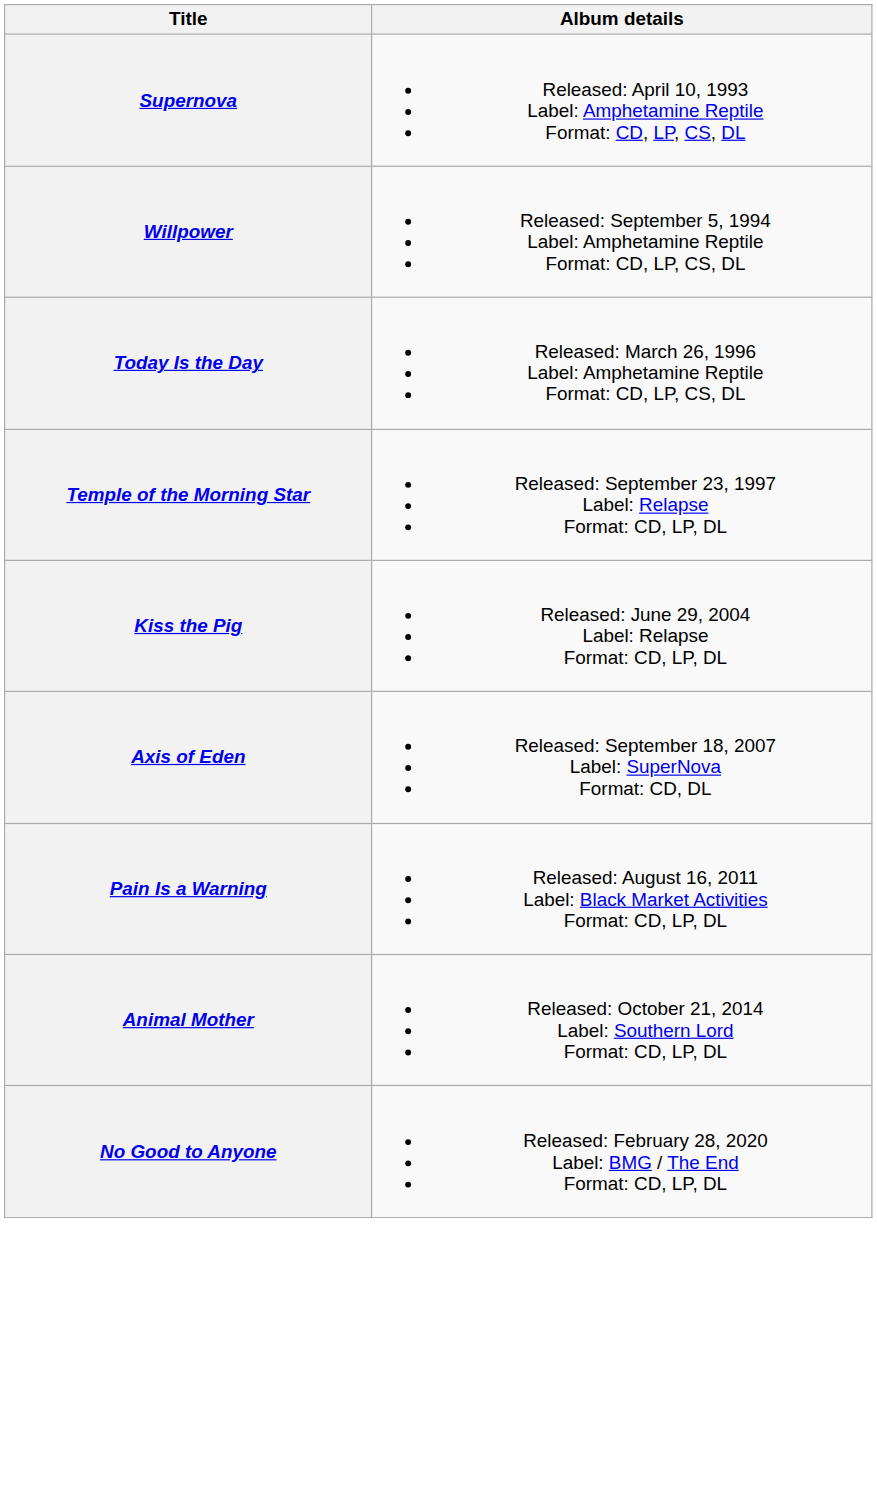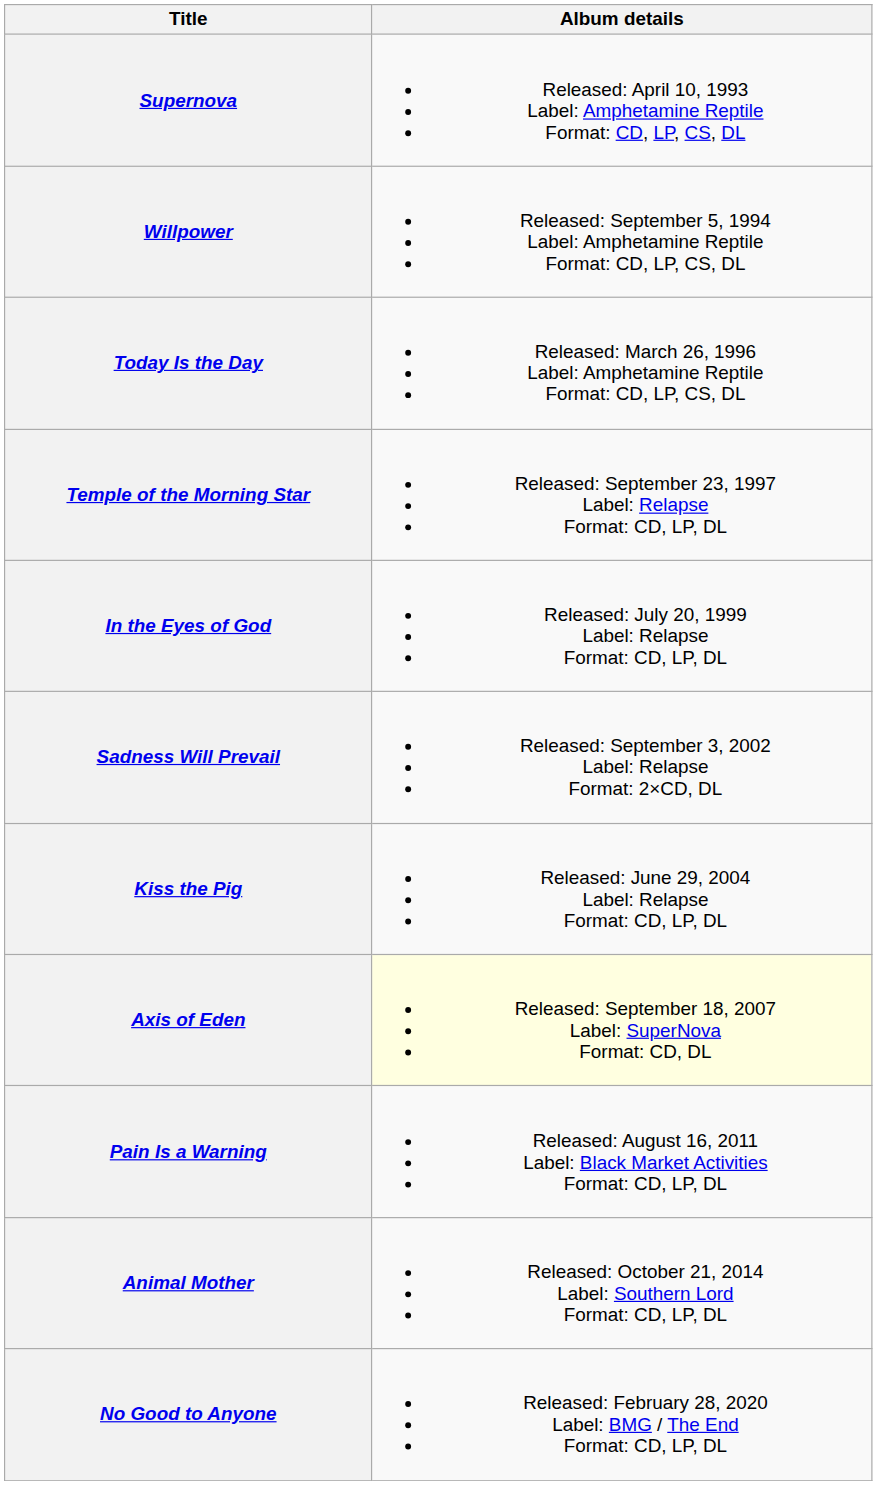+ row: (188, 625)
+ row: (188, 757)
(622, 768) no background -> (622, 1031) lightyellow background
